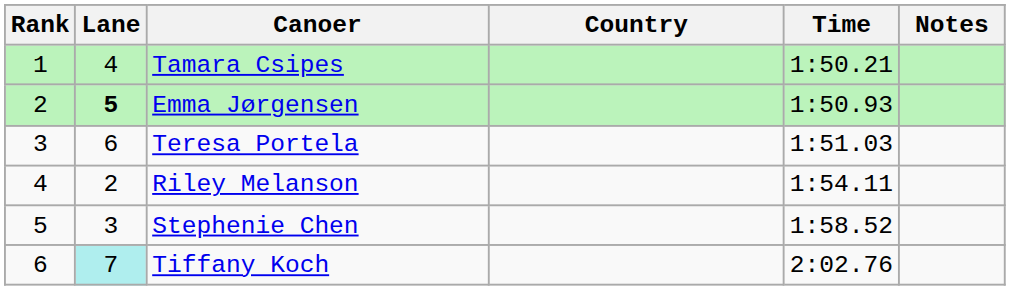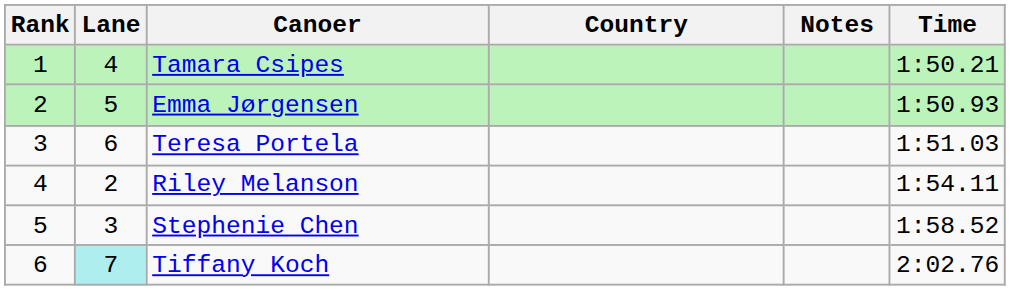columns swapped: (841, 25) <-> (952, 25)
(111, 105) bold -> (111, 105) normal
